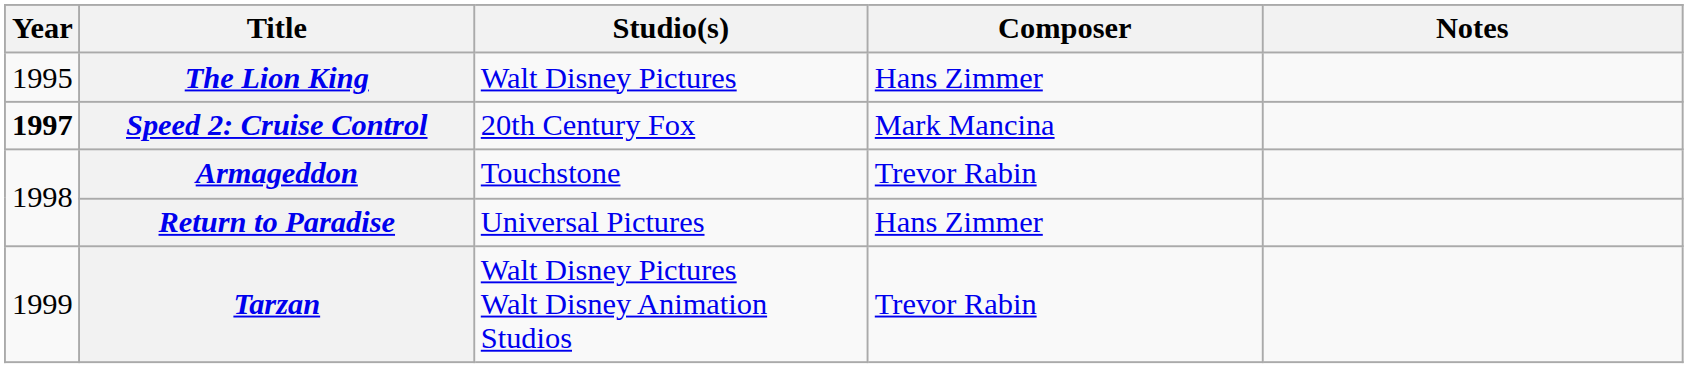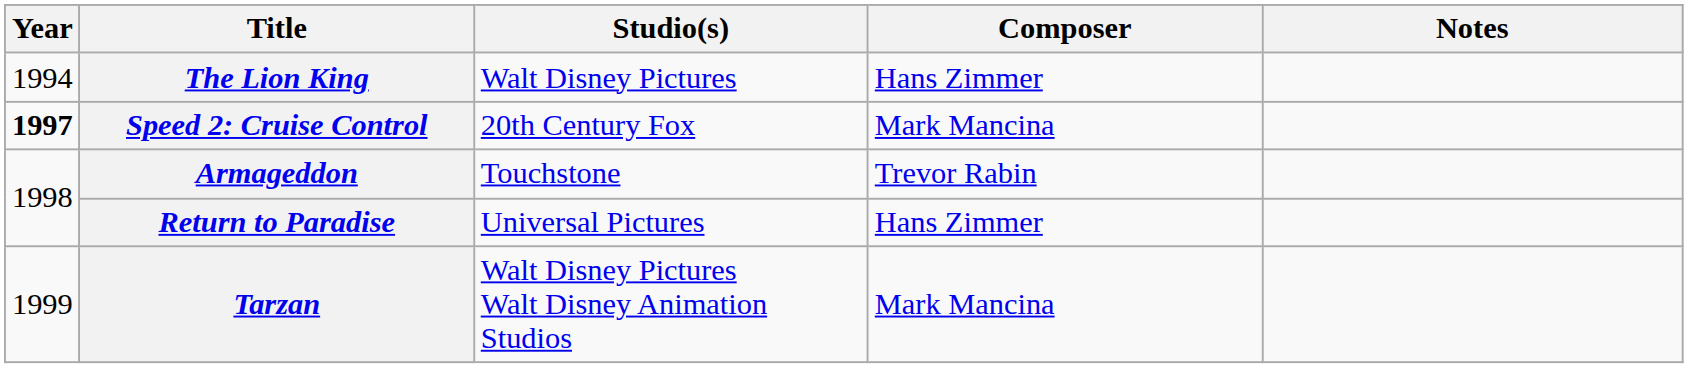(42, 76) 1995 -> (42, 76) 1994
(956, 303) Trevor Rabin -> (965, 303) Mark Mancina
